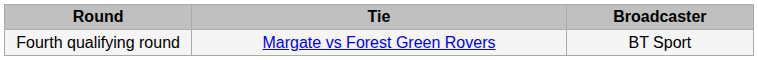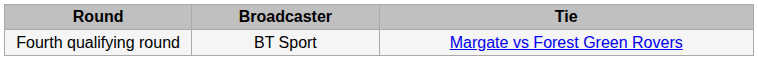columns swapped: (379, 17) <-> (660, 17)
